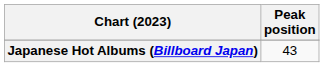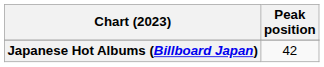(290, 51) 43 -> (290, 51) 42
